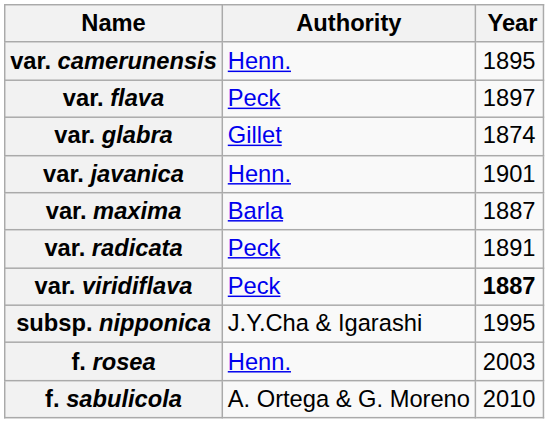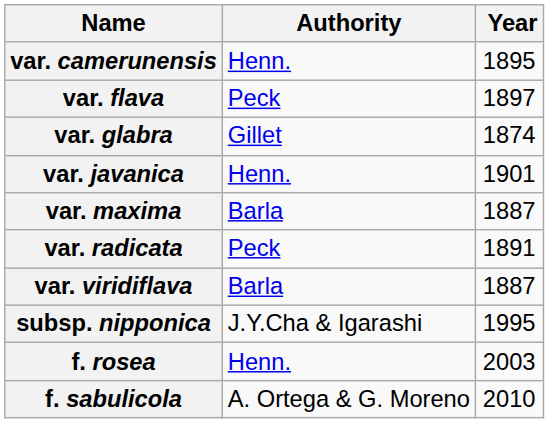(254, 286) Peck -> (255, 286) Barla
(509, 286) bold -> (509, 286) normal
